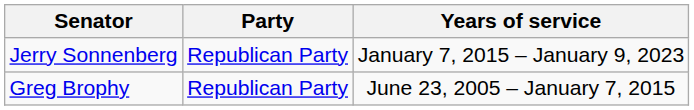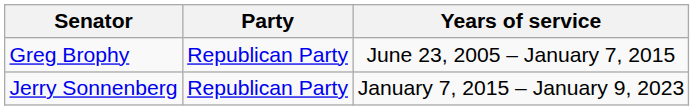rows swapped: (69, 88) <-> (93, 54)
